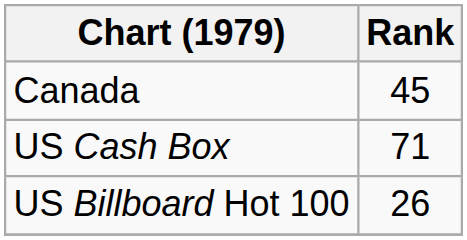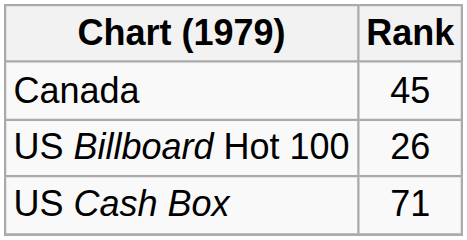rows swapped: (182, 204) <-> (121, 147)
